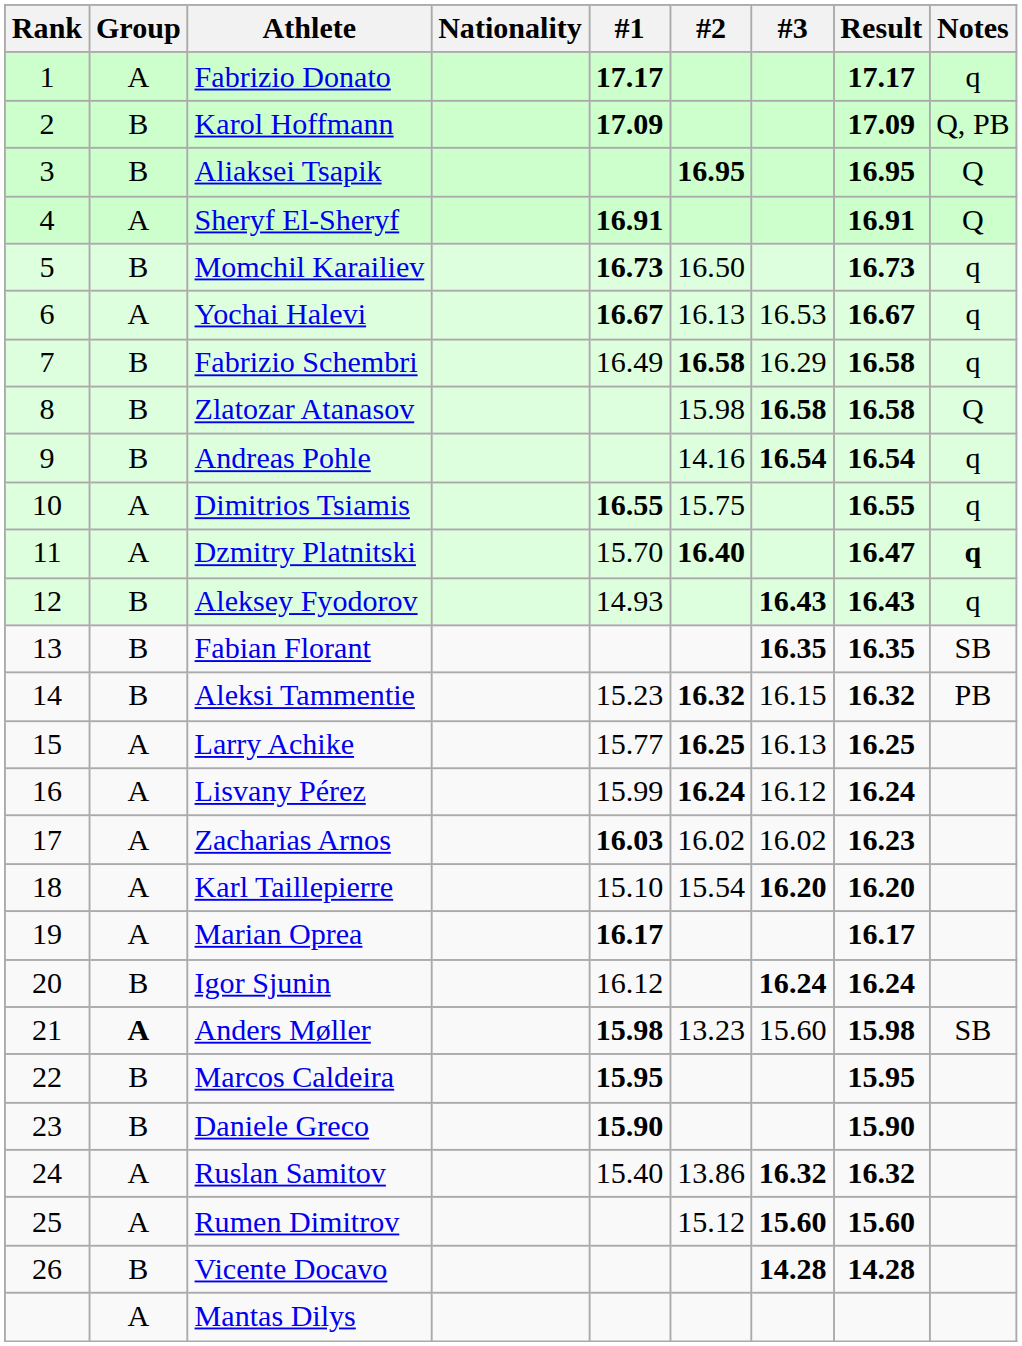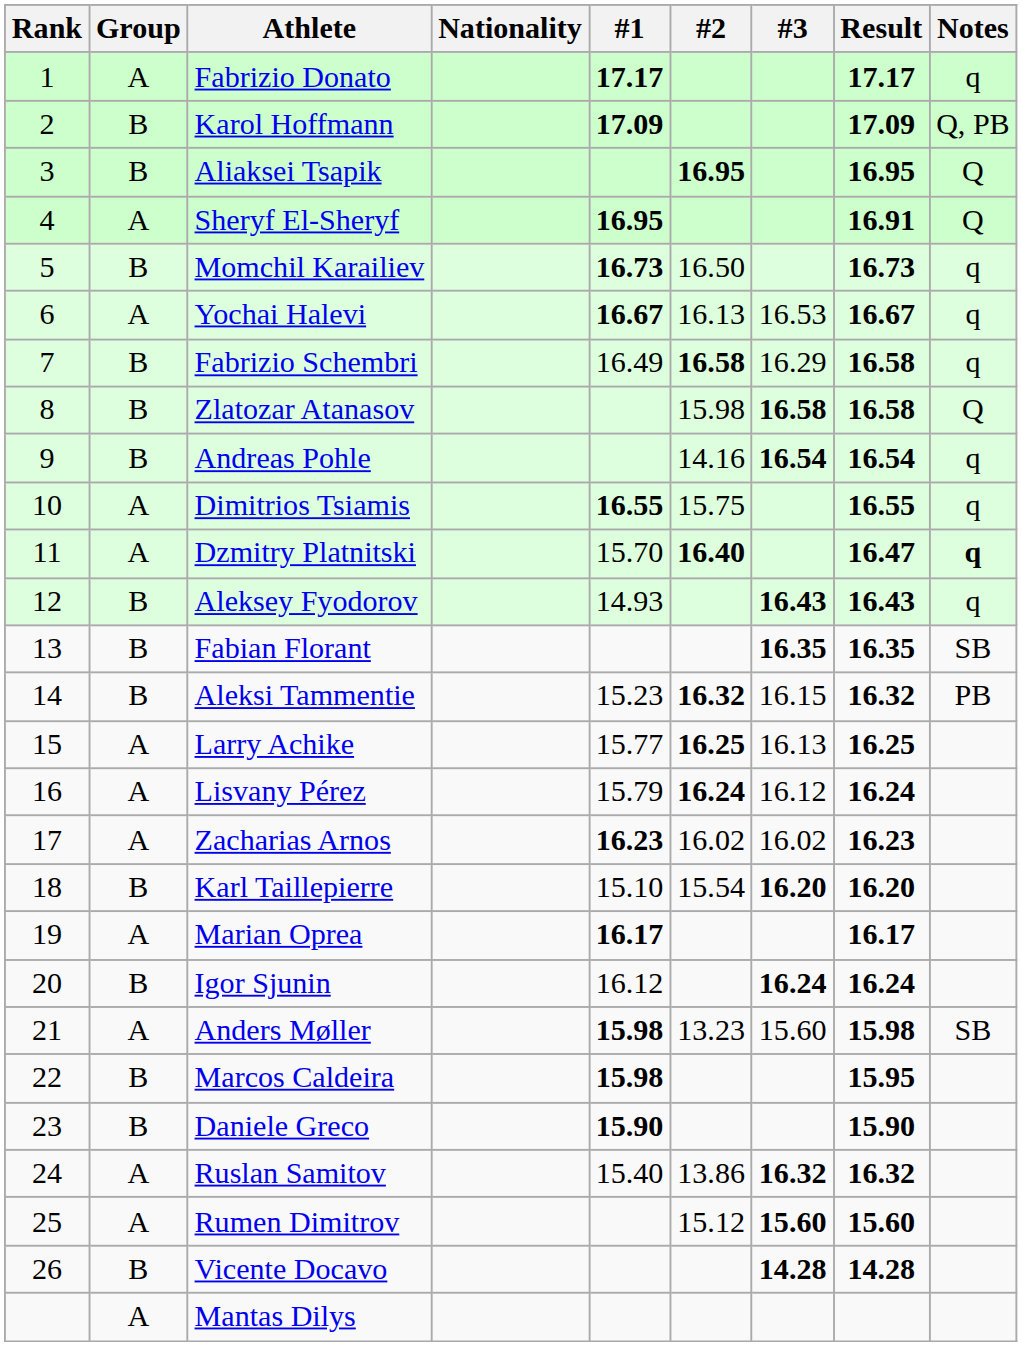(630, 219) 16.91 -> (630, 219) 16.95
(630, 791) 15.99 -> (630, 791) 15.79
(630, 839) 16.03 -> (630, 839) 16.23
(138, 887) A -> (138, 887) B
(138, 1030) bold -> (138, 1030) normal
(630, 1077) 15.95 -> (630, 1077) 15.98
